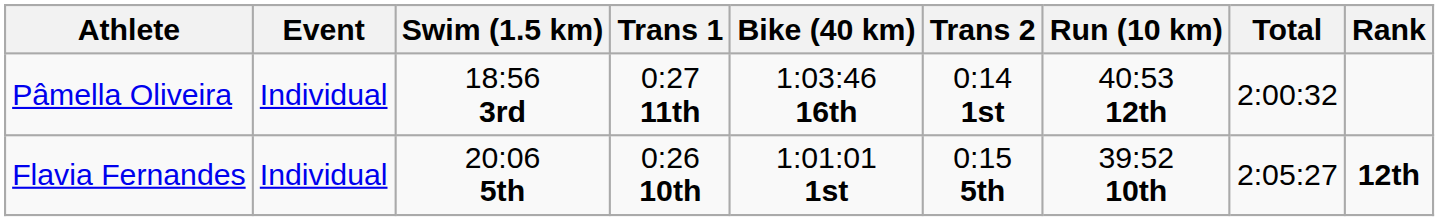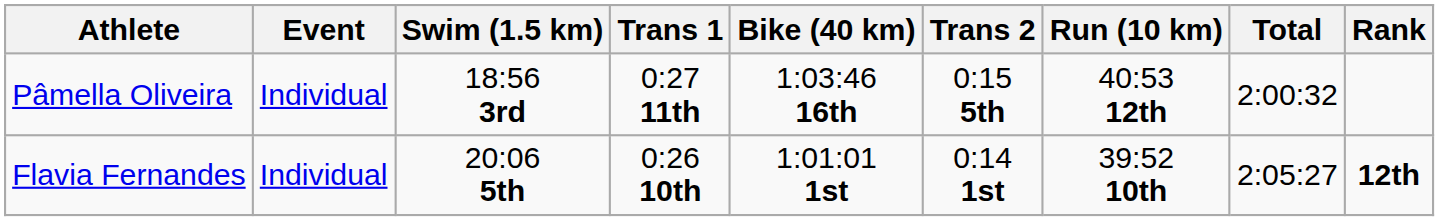(983, 94) 0:14 1st -> (983, 94) 0:15 5th
(983, 175) 0:15 5th -> (983, 175) 0:14 1st
